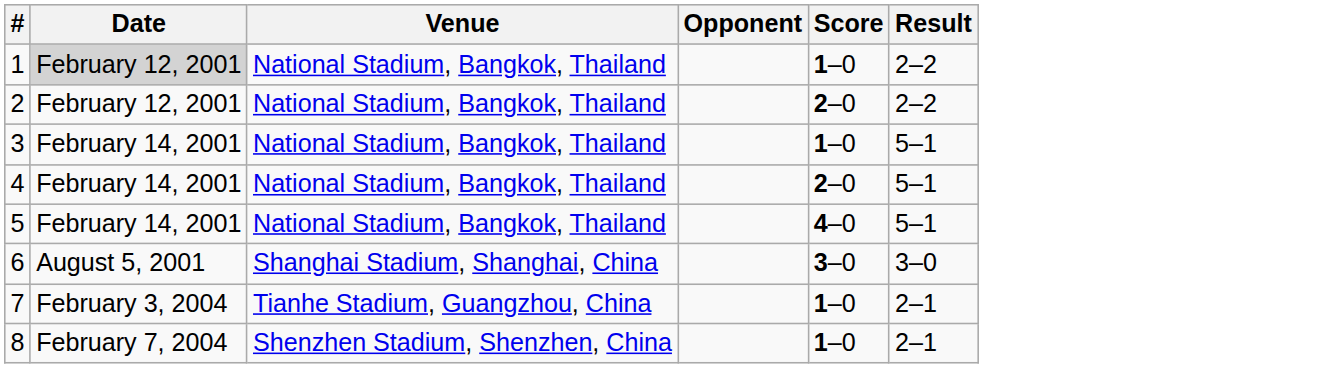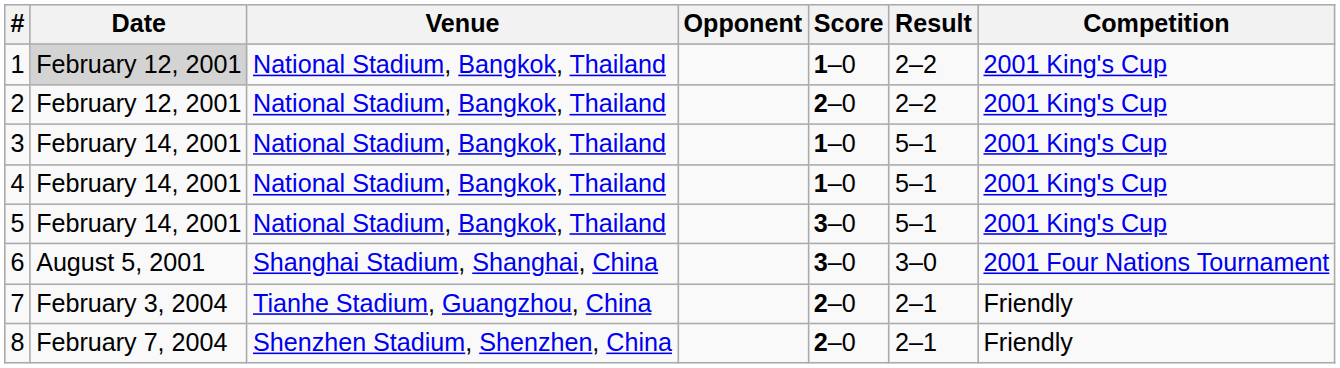+ column: (1156, 24)
(835, 183) 2–0 -> (835, 183) 1–0
(835, 223) 4–0 -> (835, 223) 3–0
(835, 303) 1–0 -> (835, 303) 2–0
(835, 343) 1–0 -> (835, 343) 2–0
